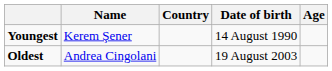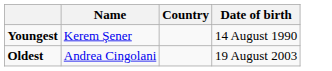- column: (314, 14)
